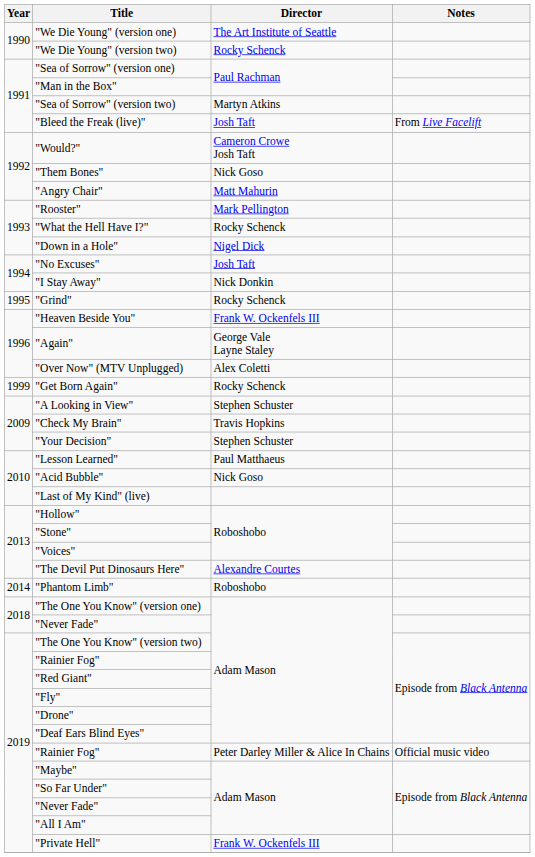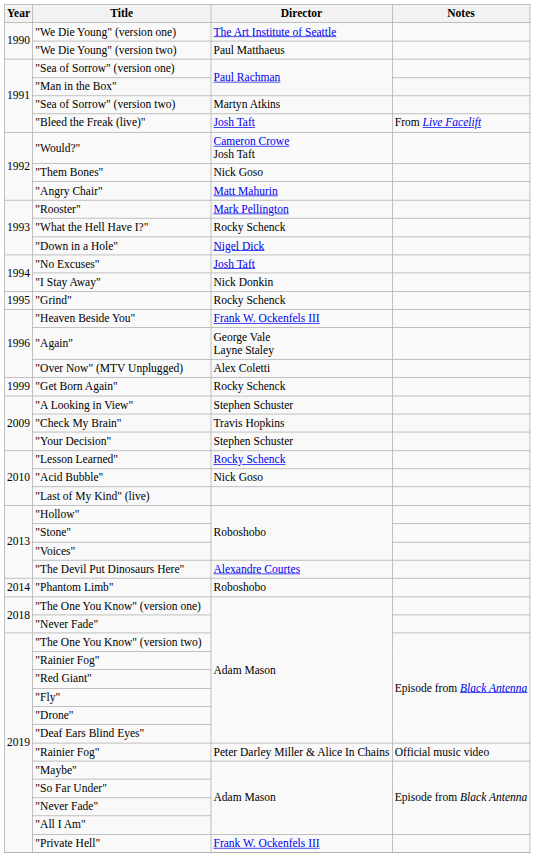(249, 50) Rocky Schenck -> (249, 50) Paul Matthaeus
(249, 459) Paul Matthaeus -> (249, 459) Rocky Schenck
